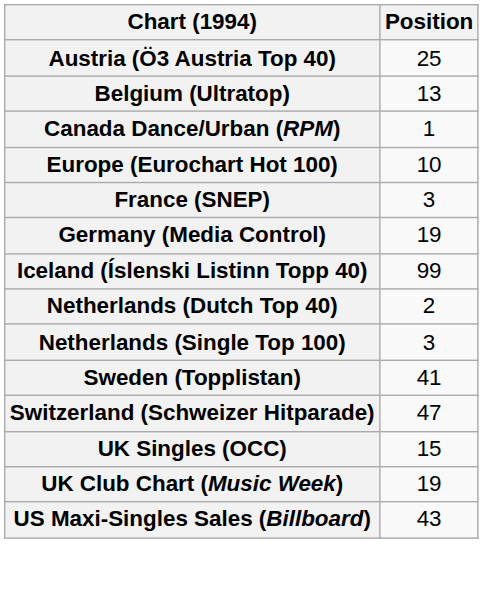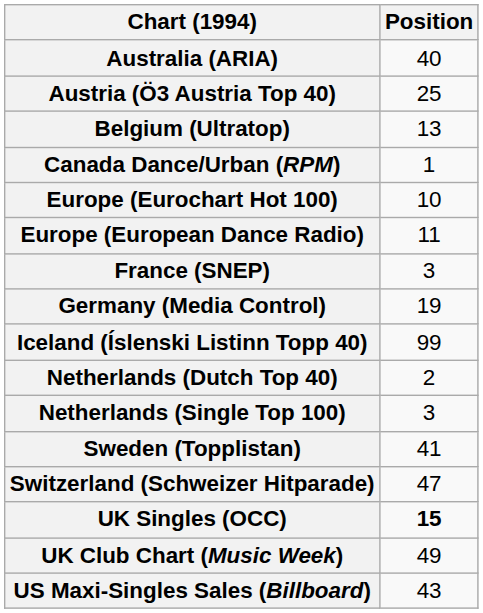+ row: (192, 57)
+ row: (192, 235)
(429, 448) normal -> (429, 519) bold
(429, 484) 19 -> (429, 555) 49
